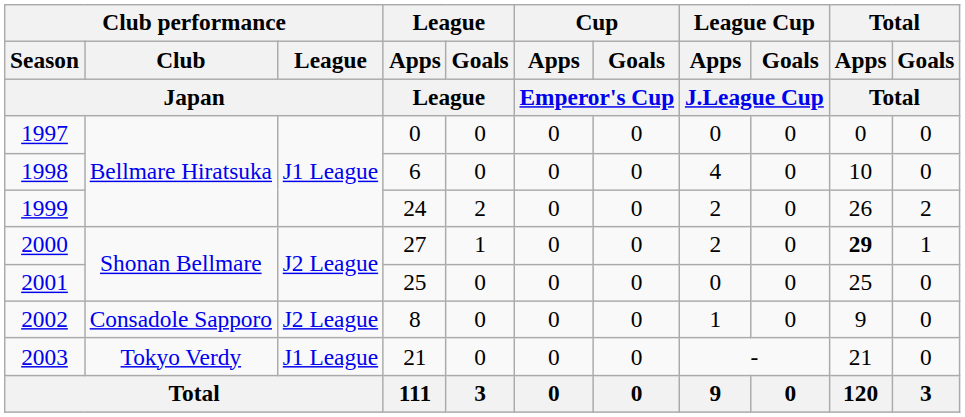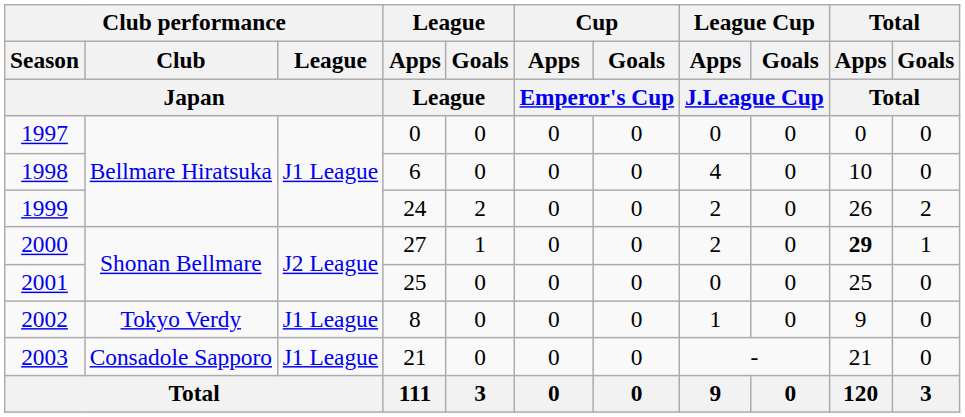(181, 319) Consadole Sapporo -> (181, 319) Tokyo Verdy
(330, 319) J2 League -> (330, 319) J1 League
(181, 356) Tokyo Verdy -> (181, 356) Consadole Sapporo
